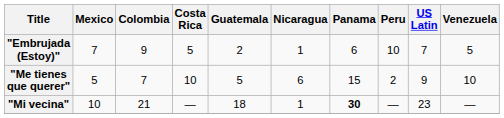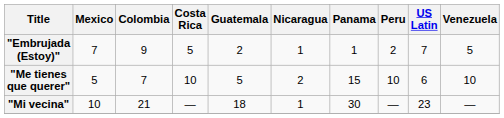(354, 50) 6 -> (354, 50) 1
(393, 50) 10 -> (393, 50) 2
(300, 80) 6 -> (300, 80) 2
(393, 80) 2 -> (393, 80) 10
(424, 80) 9 -> (424, 80) 6
(354, 104) bold -> (354, 104) normal
